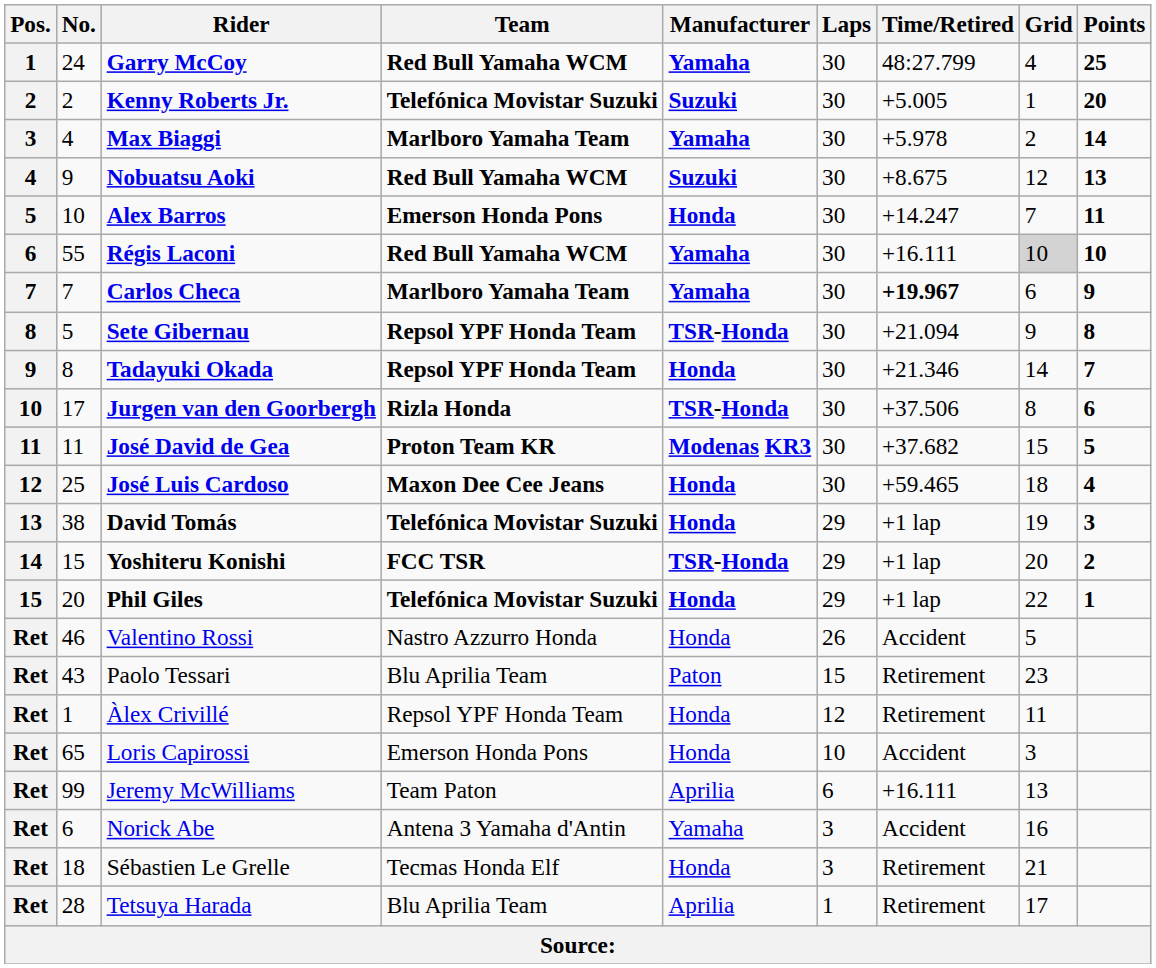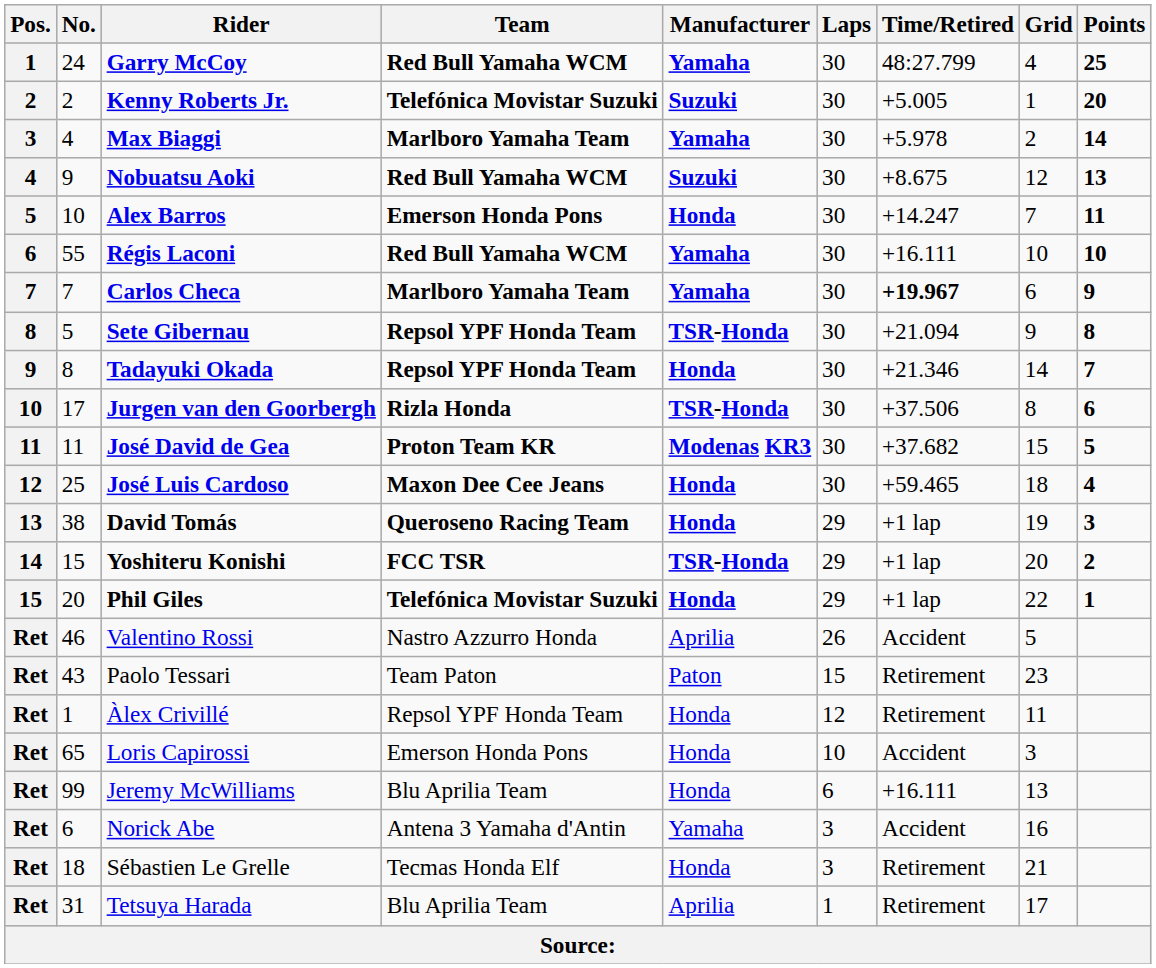(1036, 253) lightgrey background -> (1036, 253) no background
(522, 522) Telefónica Movistar Suzuki -> (508, 522) Queroseno Racing Team
(700, 637) Honda -> (701, 637) Aprilia
(467, 675) Blu Aprilia Team -> (442, 675) Team Paton
(442, 790) Team Paton -> (467, 790) Blu Aprilia Team
(701, 790) Aprilia -> (700, 790) Honda
(73, 905) 28 -> (73, 905) 31
